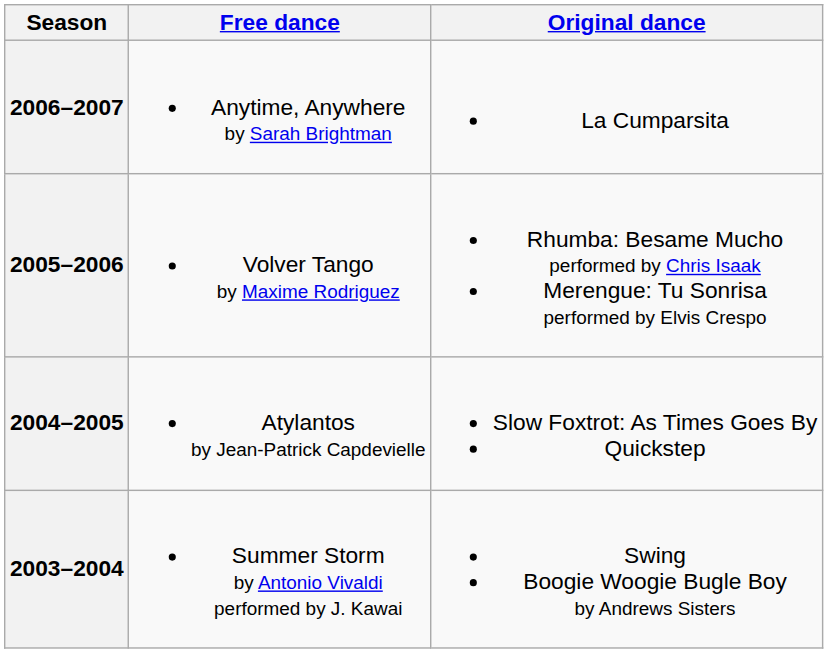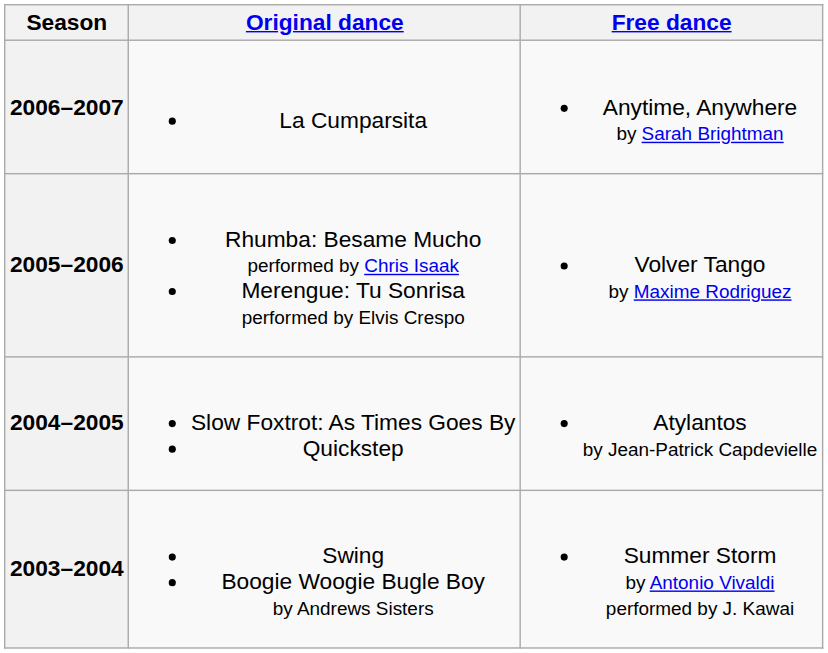columns swapped: (627, 22) <-> (280, 22)
